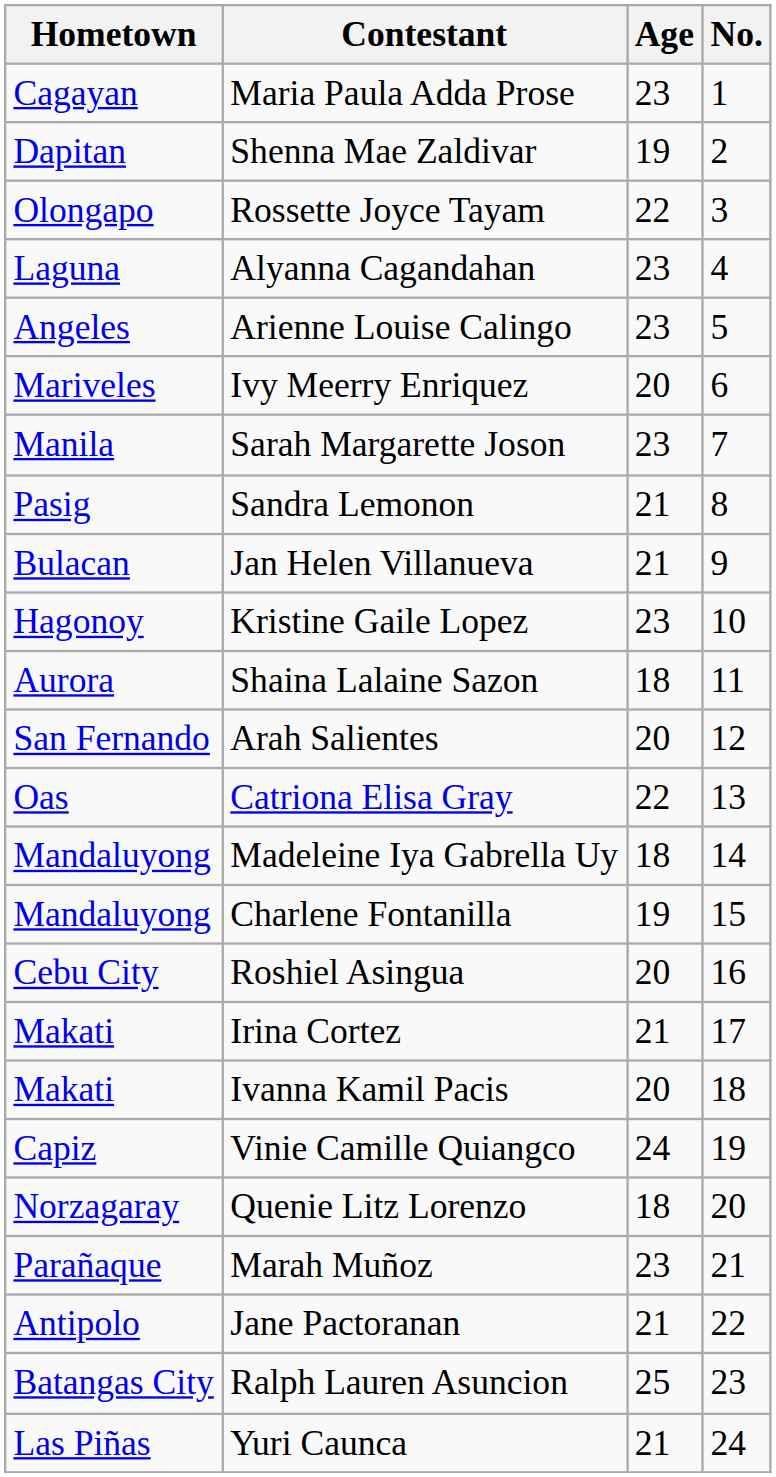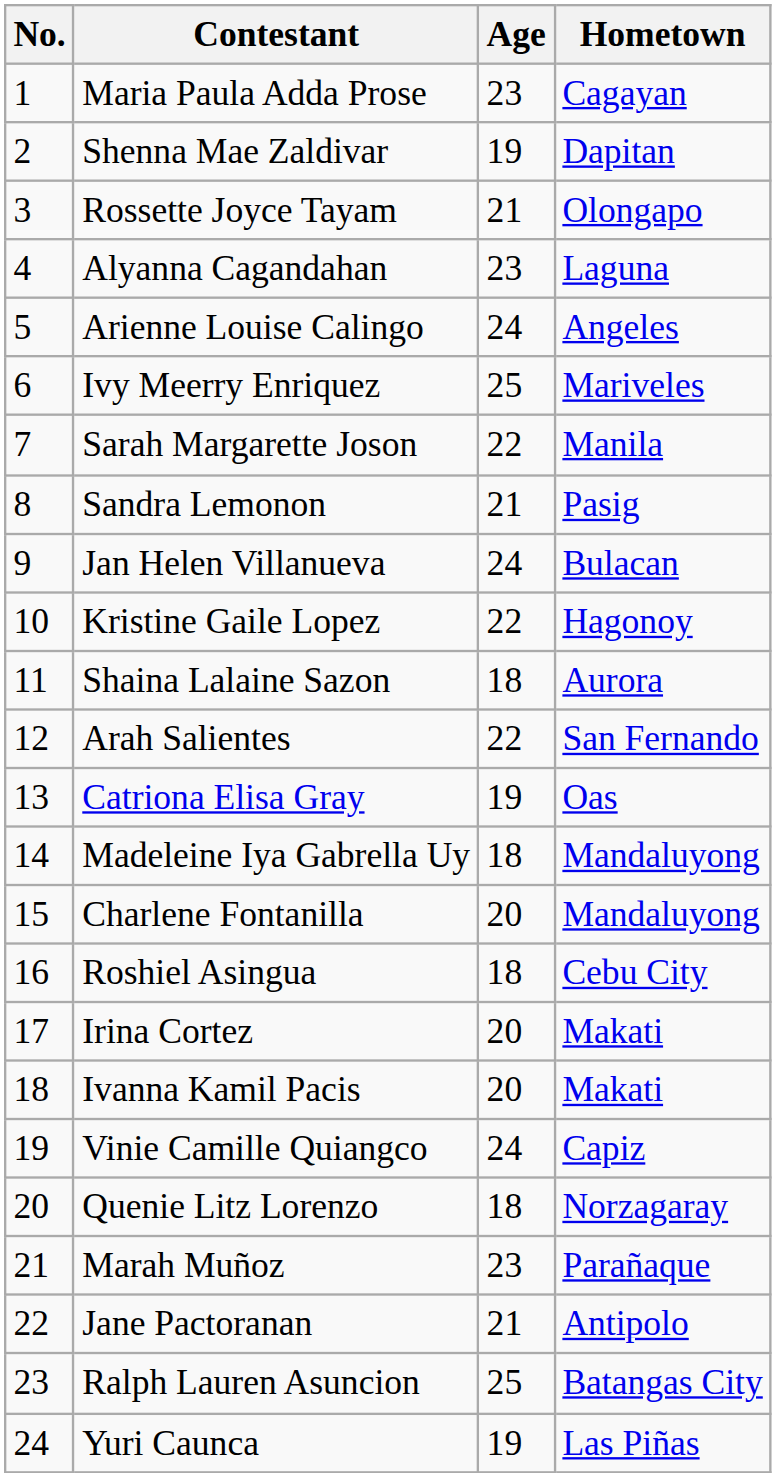columns swapped: (737, 34) <-> (114, 34)
(652, 209) 22 -> (504, 209) 21
(652, 327) 23 -> (504, 327) 24
(652, 385) 20 -> (504, 385) 25
(652, 444) 23 -> (504, 444) 22
(652, 561) 21 -> (504, 561) 24
(652, 620) 23 -> (504, 620) 22
(652, 737) 20 -> (504, 737) 22
(652, 796) 22 -> (504, 796) 19
(652, 913) 19 -> (504, 913) 20
(652, 972) 20 -> (504, 972) 18
(652, 1030) 21 -> (504, 1030) 20
(652, 1441) 21 -> (504, 1441) 19
